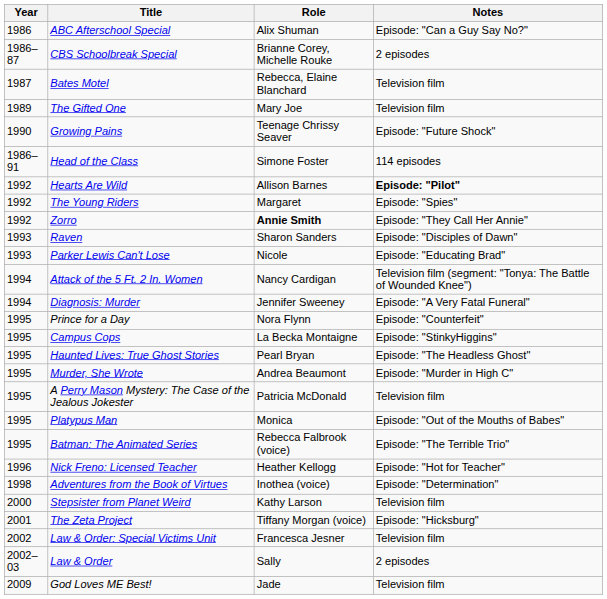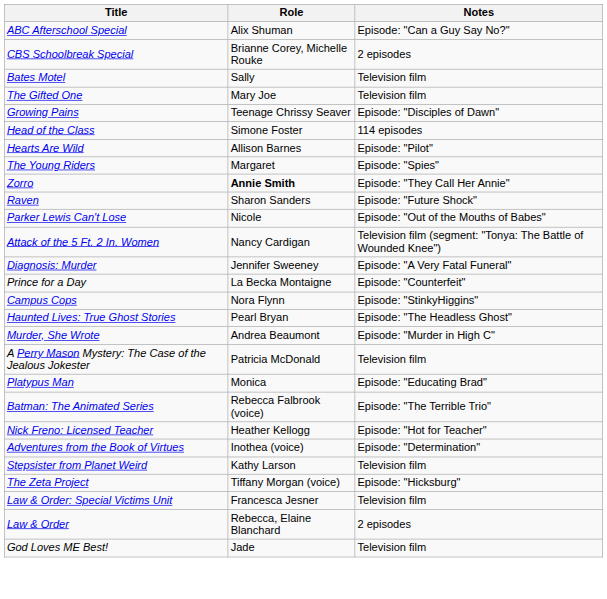- column: (26, 13)
(297, 84) Rebecca, Elaine Blanchard -> (243, 78) Sally
(436, 131) Episode: "Future Shock" -> (428, 113) Episode: "Disciples of Dawn"
(418, 185) bold -> (395, 148) normal
(447, 238) Episode: "Disciples of Dawn" -> (417, 200) Episode: "Future Shock"
(441, 255) Episode: "Educating Brad" -> (452, 218) Episode: "Out of the Mouths of Babes"
(284, 320) Nora Flynn -> (281, 283) La Becka Montaigne
(307, 337) La Becka Montaigne -> (258, 300) Nora Flynn
(470, 420) Episode: "Out of the Mouths of Babes" -> (422, 383) Episode: "Educating Brad"
(269, 561) Sally -> (271, 524) Rebecca, Elaine Blanchard
